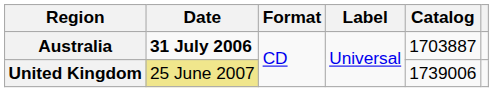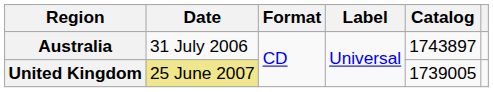(201, 45) bold -> (199, 45) normal
(443, 45) 1703887 -> (443, 45) 1743897
(443, 73) 1739006 -> (443, 73) 1739005
